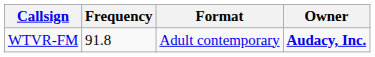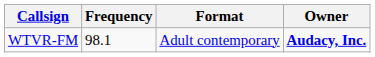(98, 39) 91.8 -> (98, 39) 98.1
